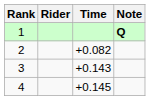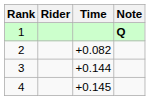(93, 69) +0.143 -> (93, 69) +0.144
